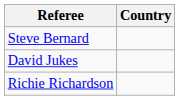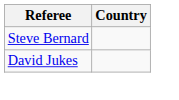- row: (61, 83)
